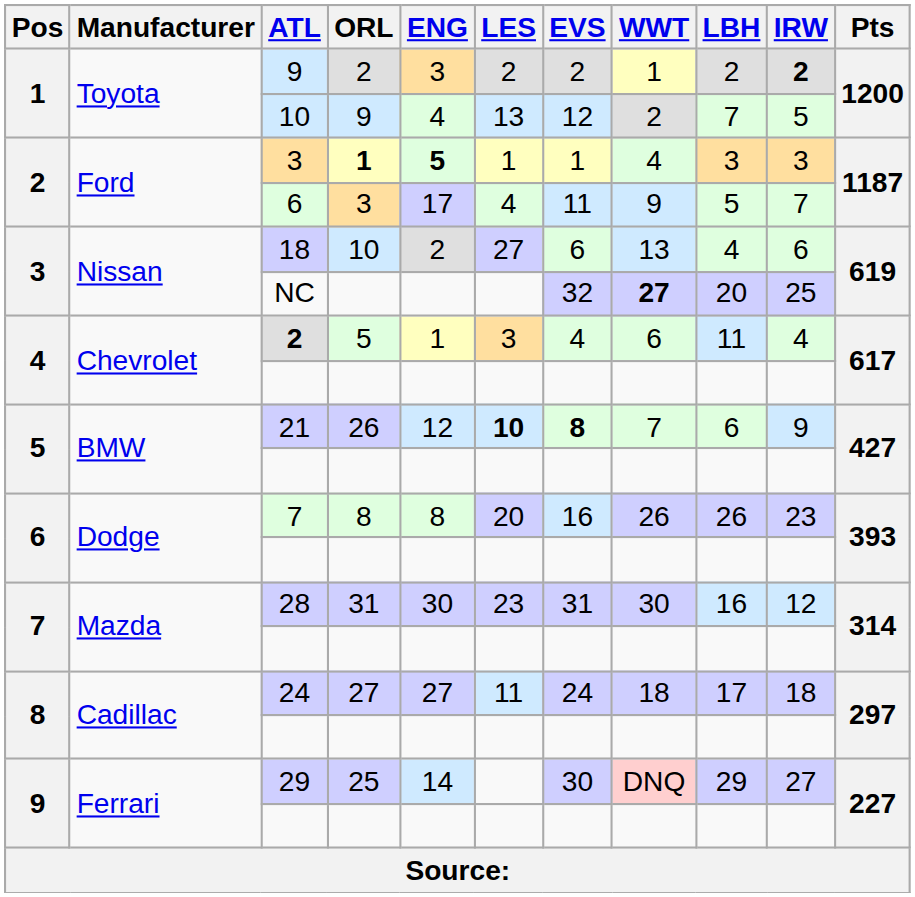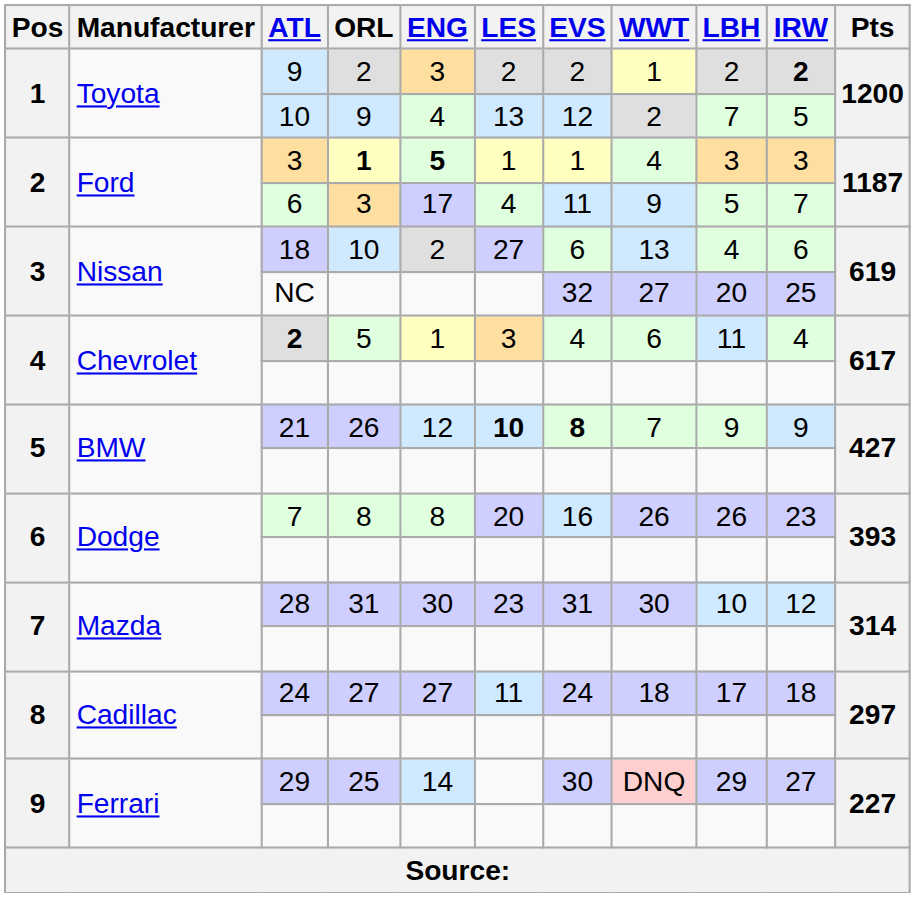(654, 293) bold -> (654, 293) normal
(731, 426) 6 -> (731, 426) 9
(731, 604) 16 -> (731, 604) 10
